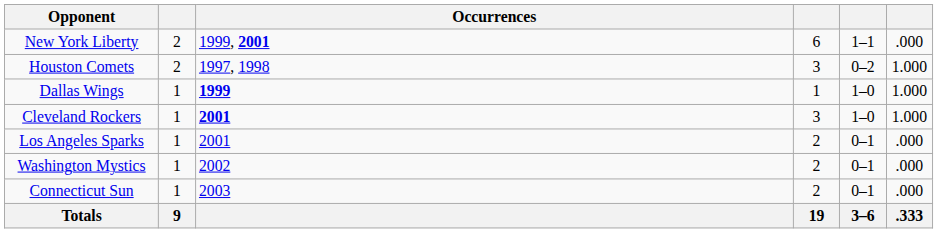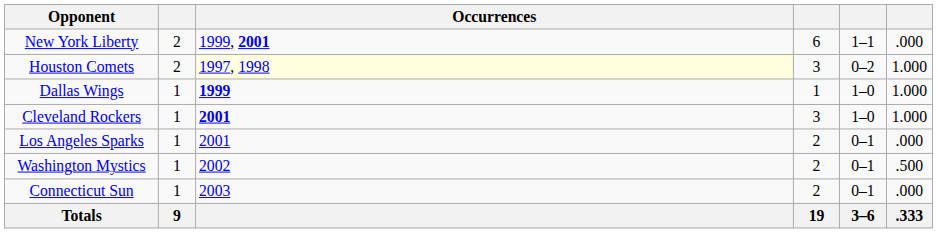(234, 66) no background -> (234, 66) lightyellow background
(909, 166) .000 -> (909, 166) .500
